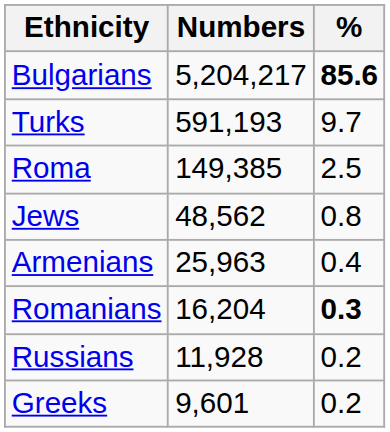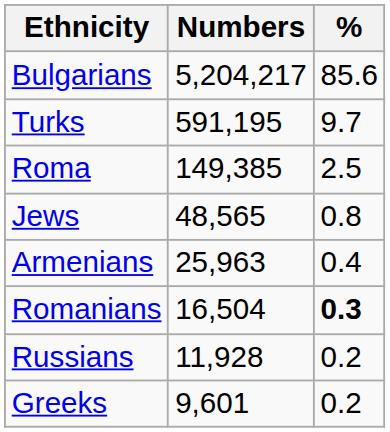(349, 74) bold -> (349, 74) normal
(229, 121) 591,193 -> (229, 121) 591,195
(220, 215) 48,562 -> (220, 215) 48,565
(220, 309) 16,204 -> (220, 309) 16,504
